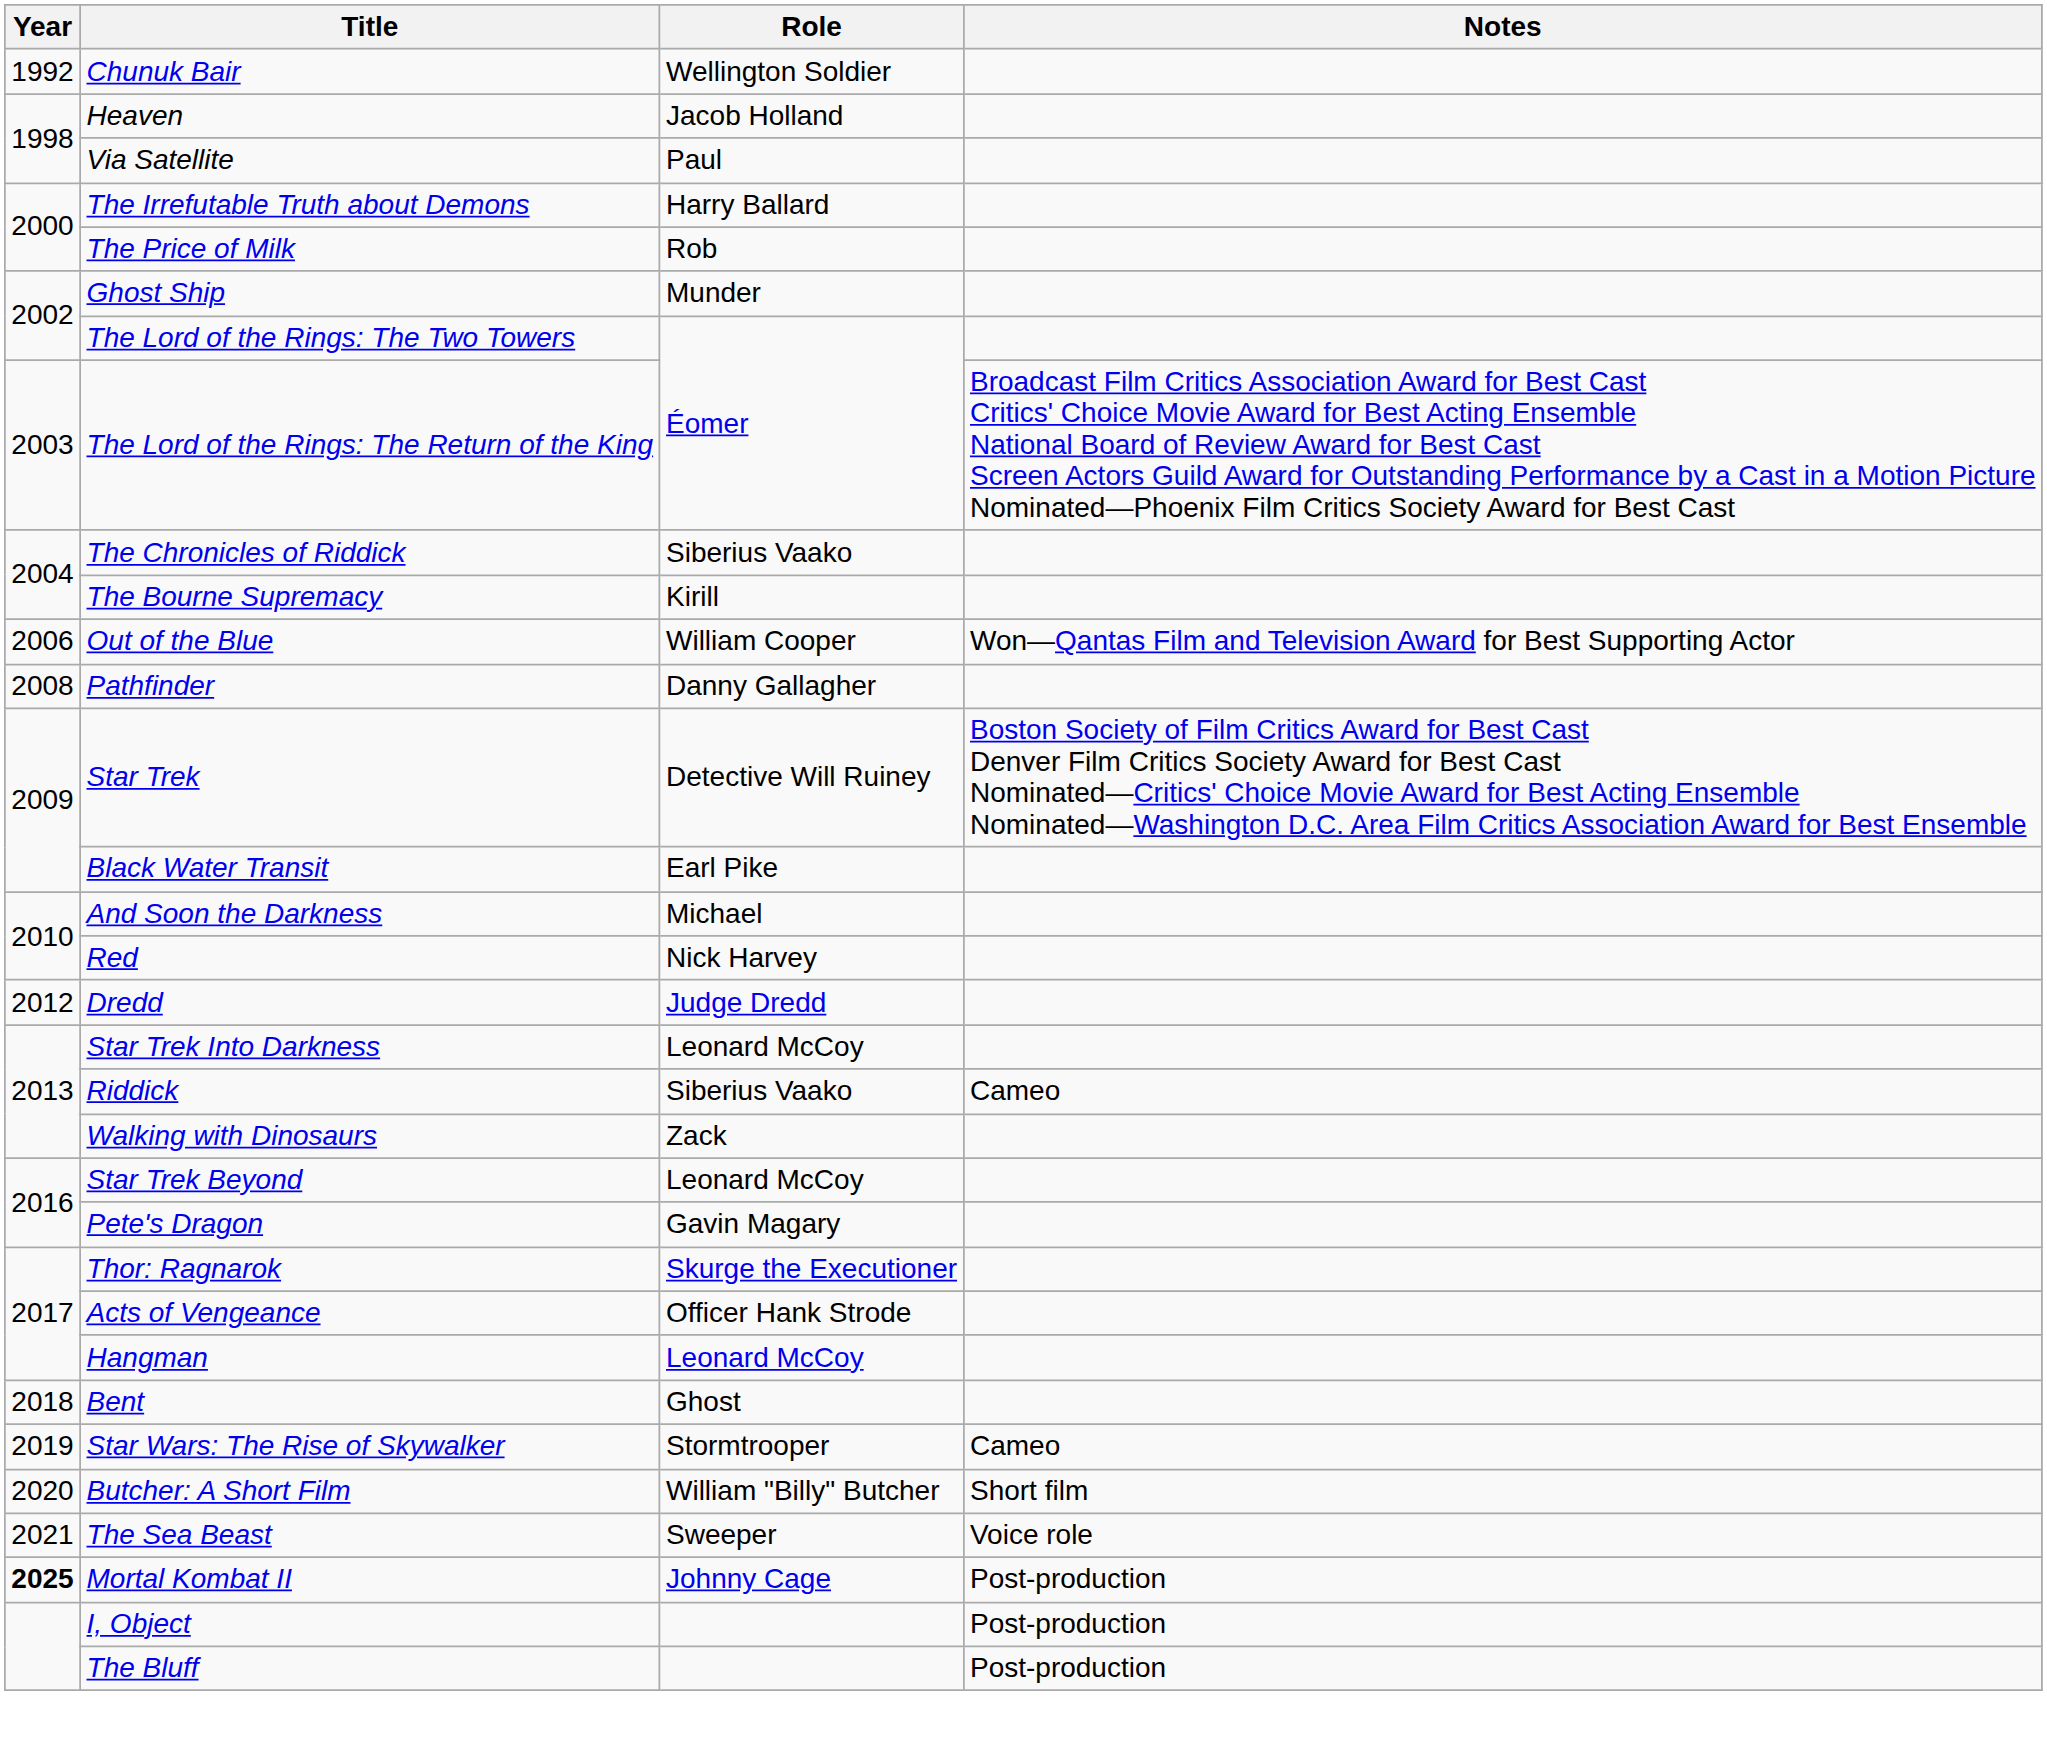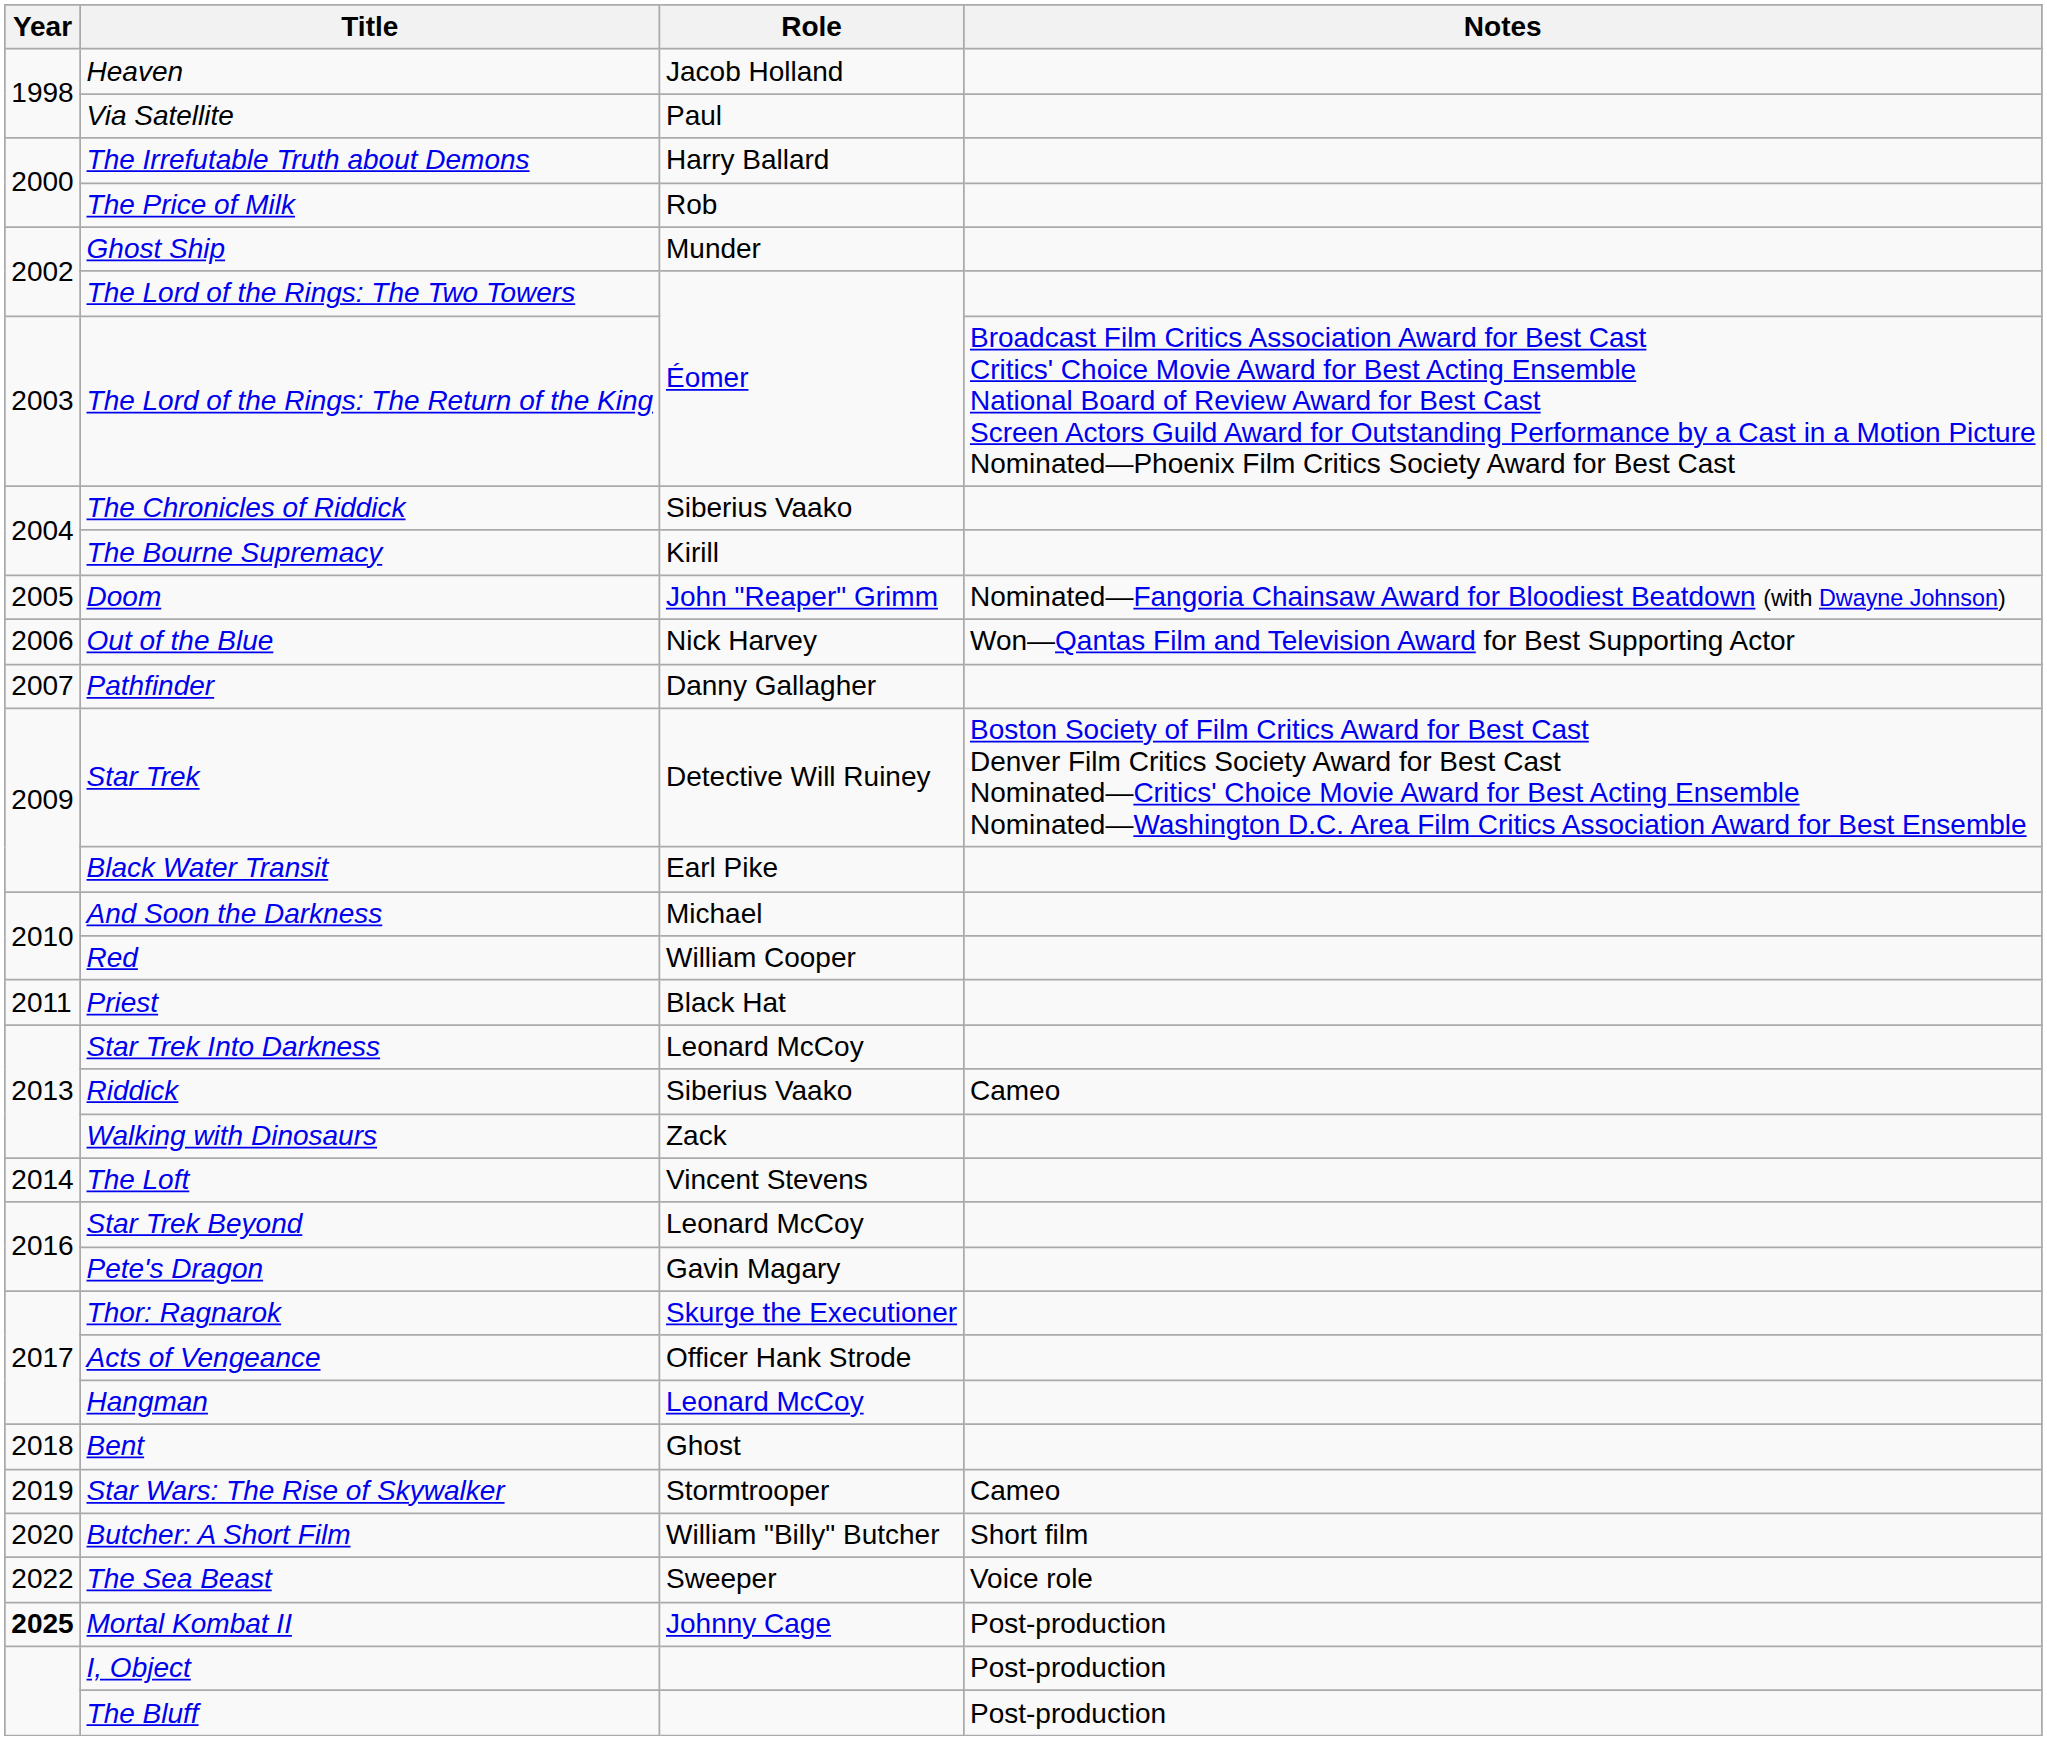- row: (164, 71)
+ row: (124, 596)
(761, 641) William Cooper -> (741, 641) Nick Harvey
(42, 685) 2008 -> (42, 685) 2007
(741, 957) Nick Harvey -> (761, 957) William Cooper
+ row: (122, 1002)
- row: (125, 1002)
+ row: (138, 1179)
(42, 1534) 2021 -> (42, 1579) 2022
